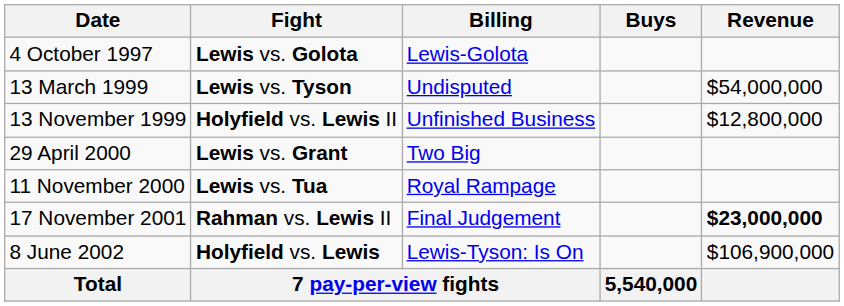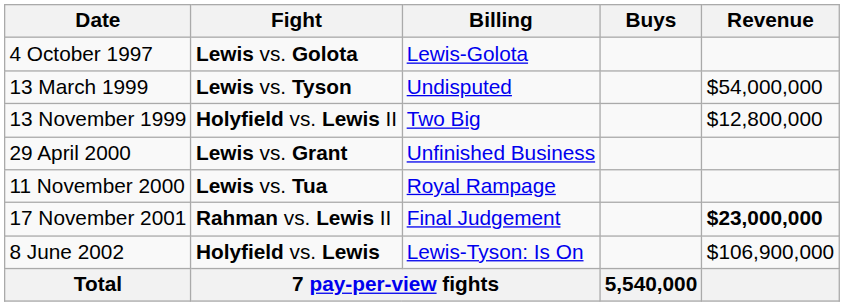(501, 119) Unfinished Business -> (444, 119) Two Big
(444, 152) Two Big -> (501, 152) Unfinished Business
